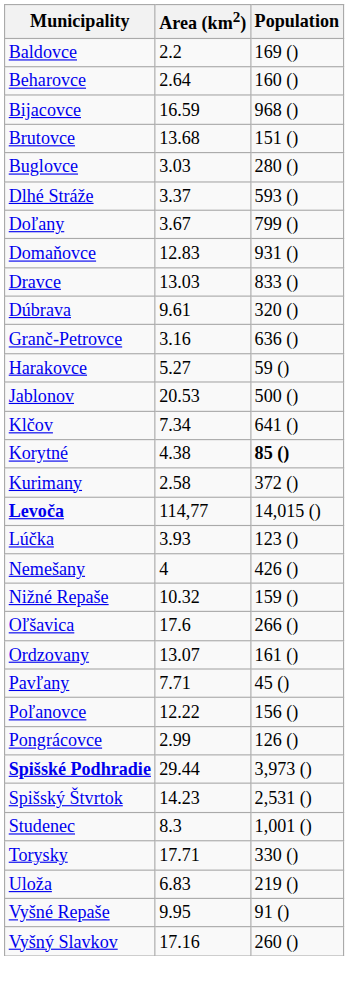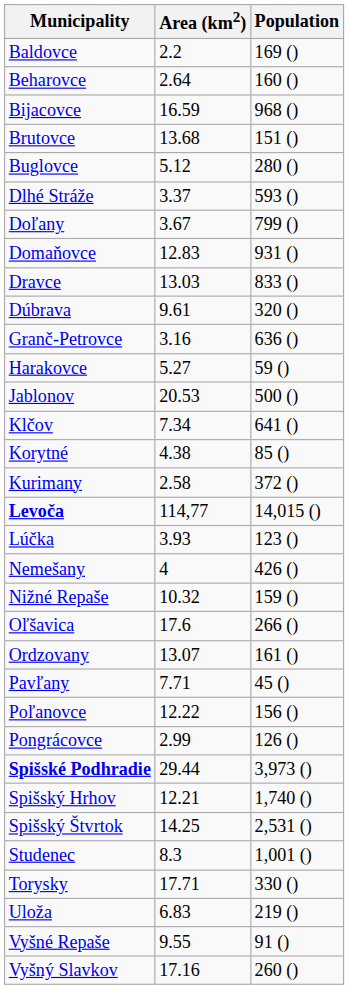(175, 167) 3.03 -> (175, 167) 5.12
(272, 453) bold -> (272, 453) normal
+ row: (62, 797)
(180, 797) 14.23 -> (180, 826) 14.25
(175, 912) 9.95 -> (175, 941) 9.55
